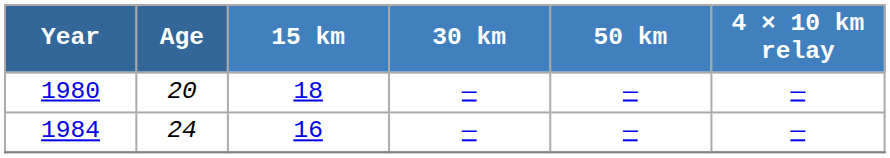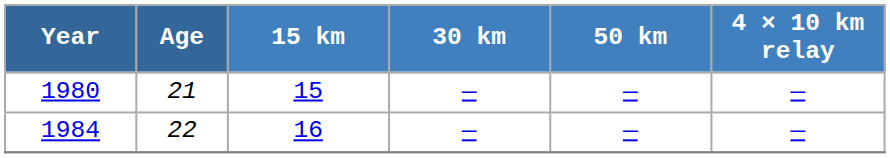(182, 93) 20 -> (182, 93) 21
(308, 93) 18 -> (308, 93) 15
(182, 132) 24 -> (182, 132) 22
